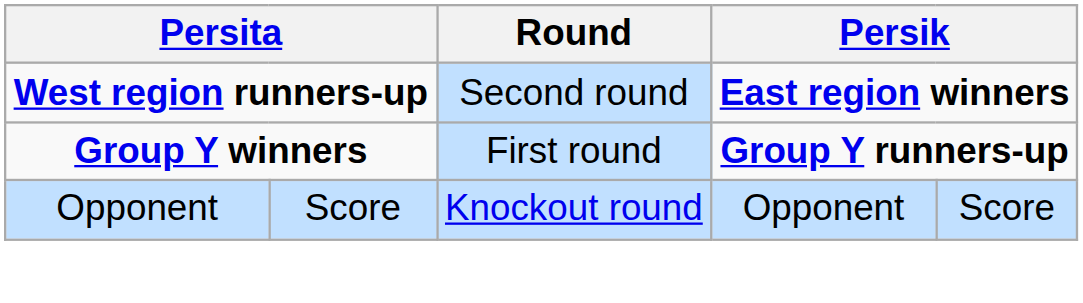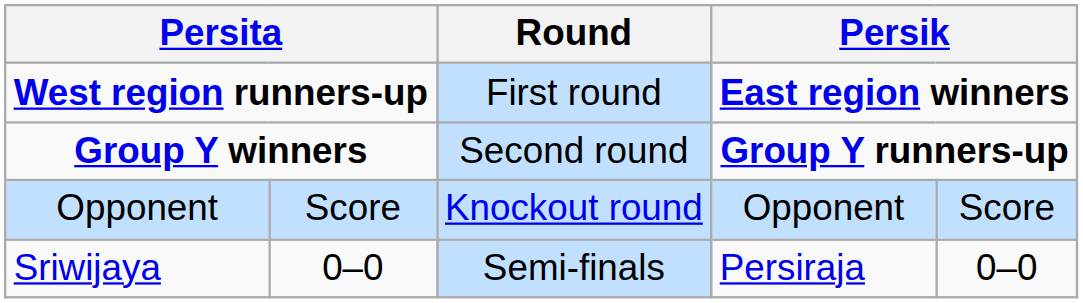(574, 92) Second round -> (574, 92) First round
(574, 150) First round -> (574, 150) Second round
+ row: (87, 267)
